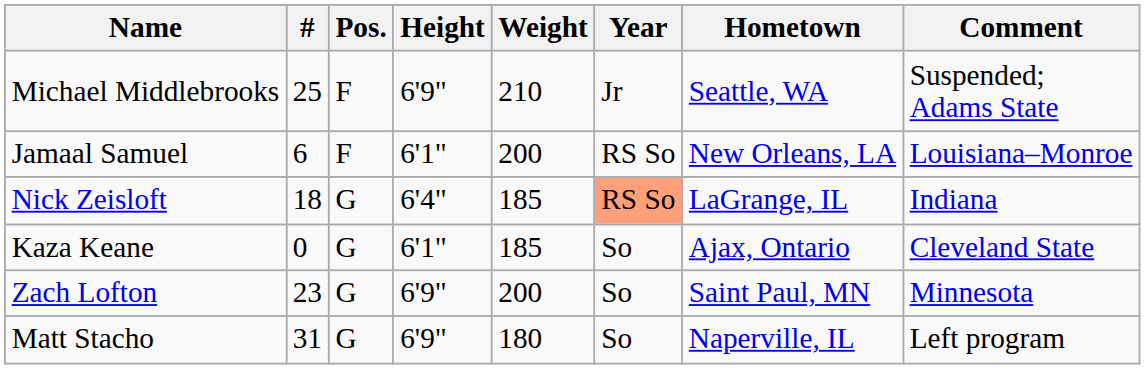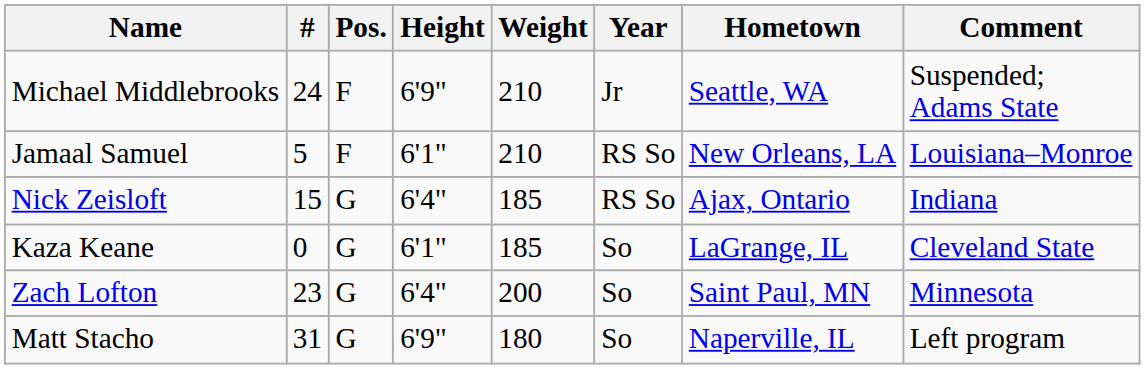(307, 90) 25 -> (307, 90) 24
(300, 153) 6 -> (300, 153) 5
(520, 153) 200 -> (520, 153) 210
(307, 199) 18 -> (307, 199) 15
(638, 199) lightsalmon background -> (638, 199) no background
(768, 199) LaGrange, IL -> (769, 199) Ajax, Ontario
(769, 246) Ajax, Ontario -> (768, 246) LaGrange, IL
(423, 292) 6'9" -> (423, 292) 6'4"
